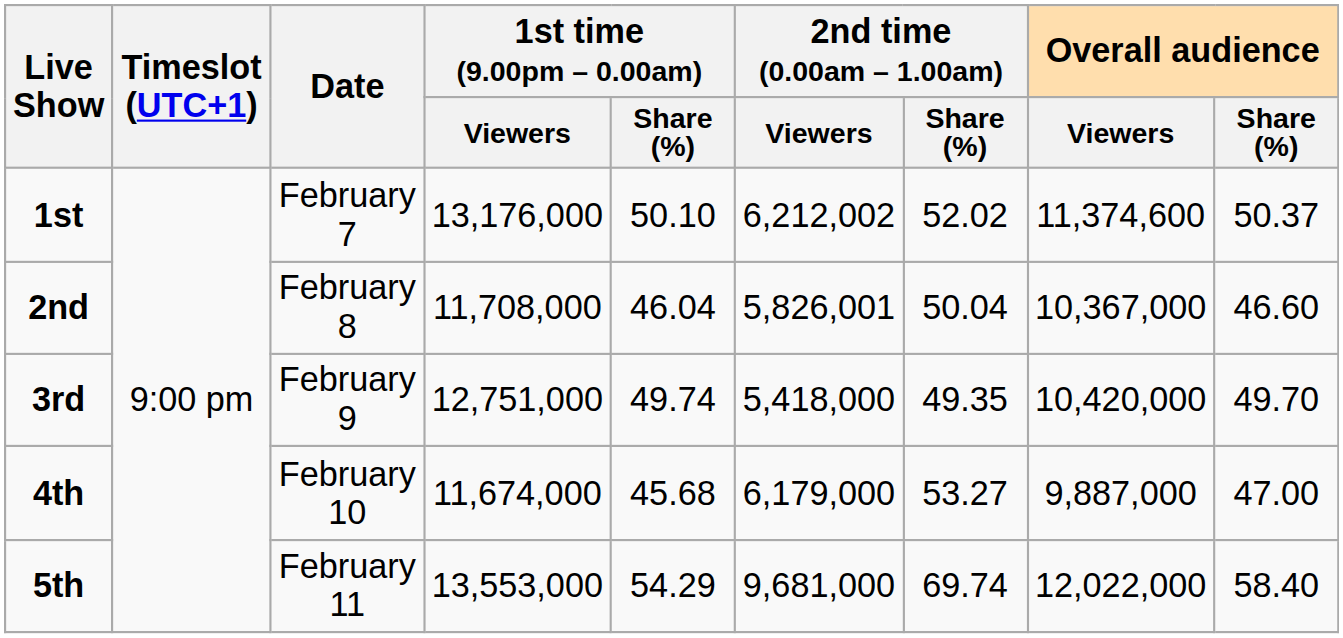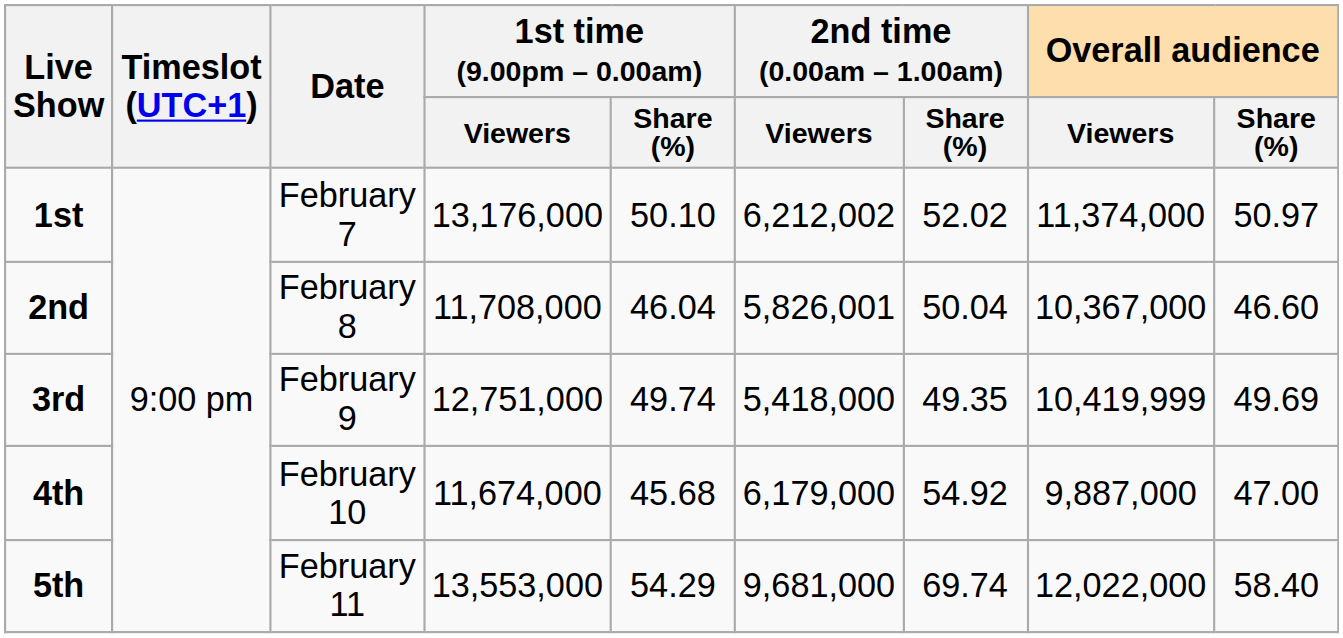(1121, 214) 11,374,600 -> (1121, 214) 11,374,000
(1276, 214) 50.37 -> (1276, 214) 50.97
(1121, 399) 10,420,000 -> (1121, 399) 10,419,999
(1276, 399) 49.70 -> (1276, 399) 49.69
(965, 492) 53.27 -> (965, 492) 54.92
